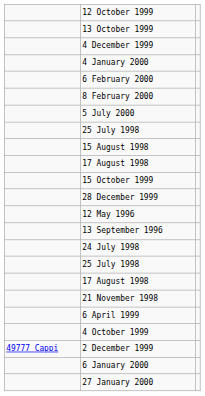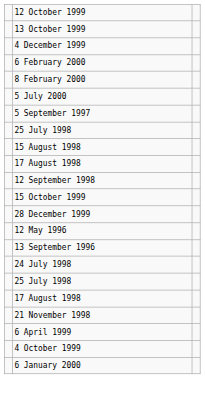- row: (42, 63)
+ row: (8, 113)
+ row: (8, 181)
- row: (32, 348)
- row: (42, 382)
